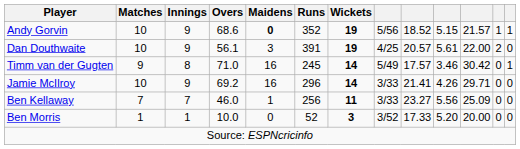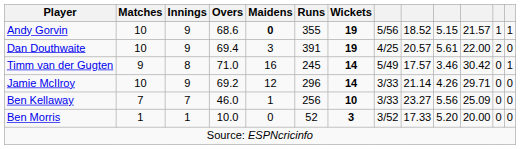(311, 30) 352 -> (311, 30) 355
(228, 48) 56.1 -> (228, 48) 69.4
(270, 83) 16 -> (270, 83) 12
(417, 83) 21.41 -> (417, 83) 21.14
(351, 100) 11 -> (351, 100) 10
